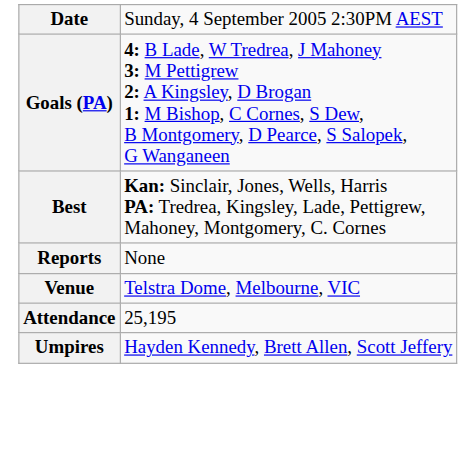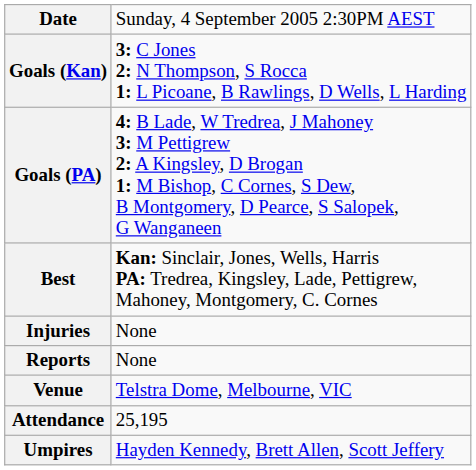+ row: (58, 70)
+ row: (58, 330)
